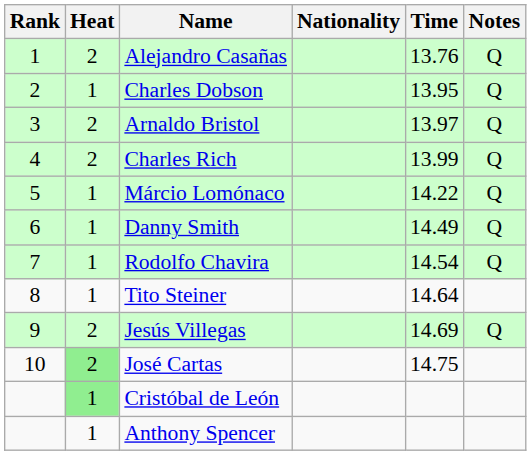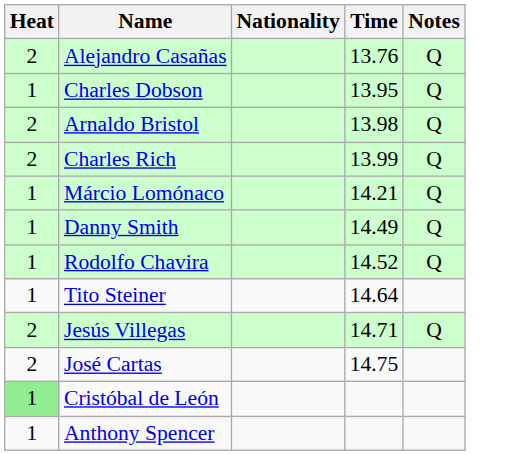- column: (35, 21)
(434, 124) 13.97 -> (374, 124) 13.98
(434, 192) 14.22 -> (374, 192) 14.21
(434, 261) 14.54 -> (374, 261) 14.52
(434, 329) 14.69 -> (374, 329) 14.71
(92, 364) lightgreen background -> (32, 364) no background
